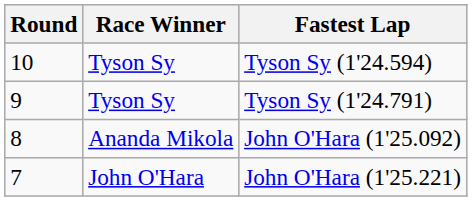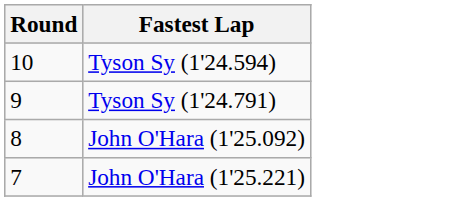- column: (161, 23)
